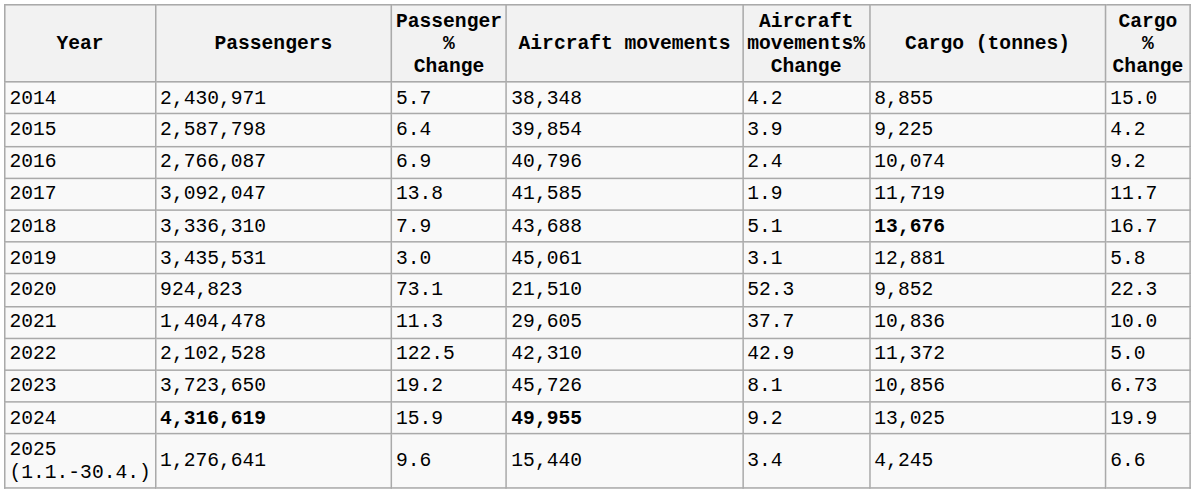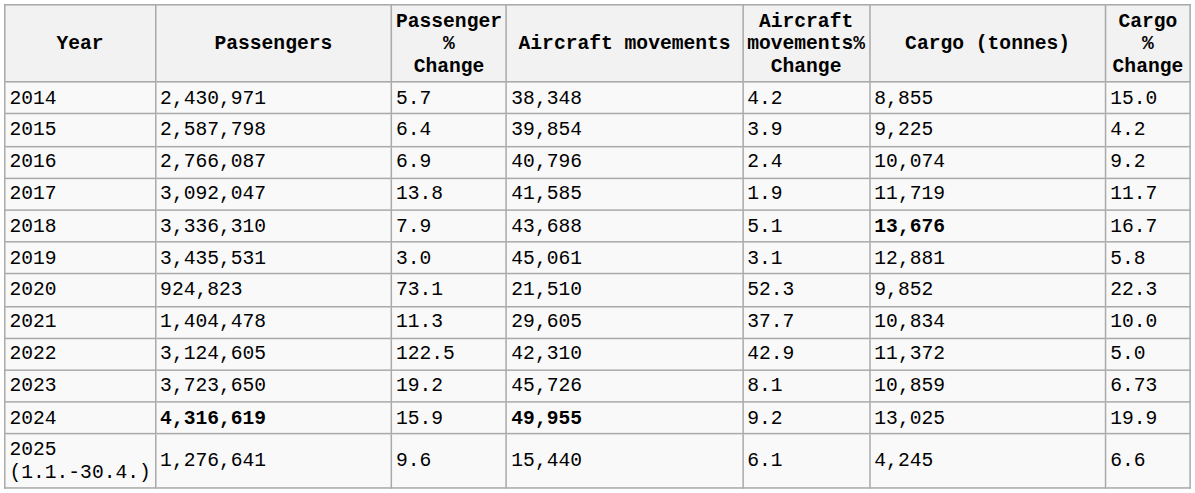(910, 322) 10,836 -> (910, 322) 10,834
(213, 354) 2,102,528 -> (213, 354) 3,124,605
(910, 386) 10,856 -> (910, 386) 10,859
(765, 461) 3.4 -> (765, 461) 6.1
